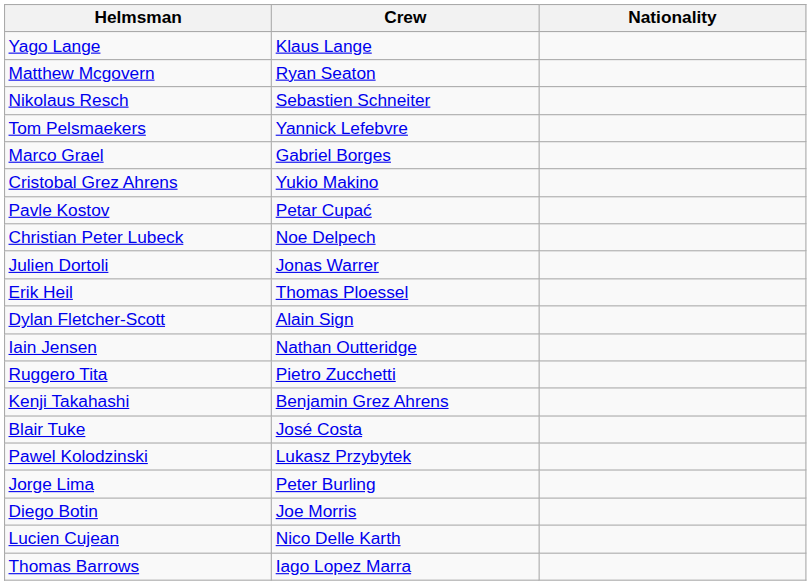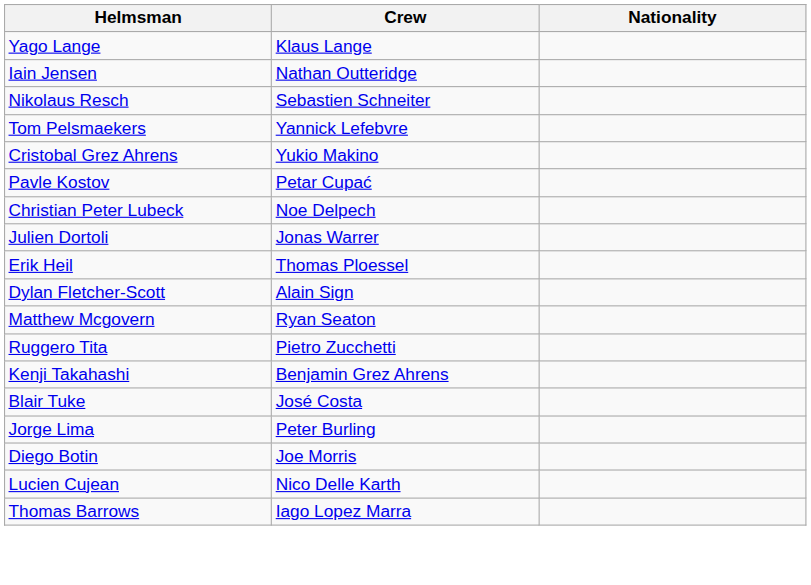rows swapped: (53, 347) <-> (82, 73)
- row: (56, 155)
- row: (78, 456)
